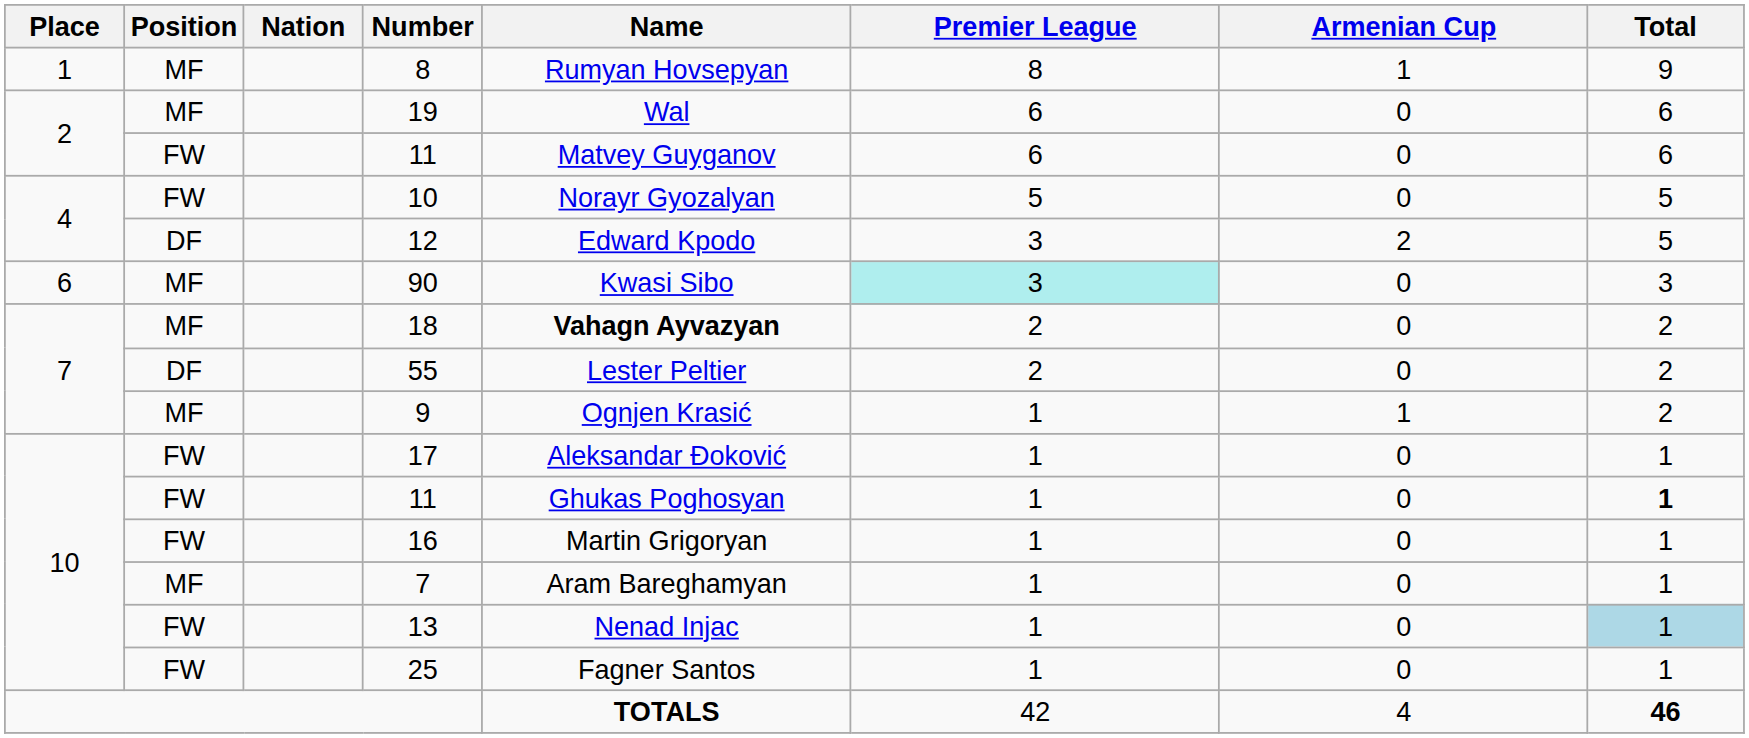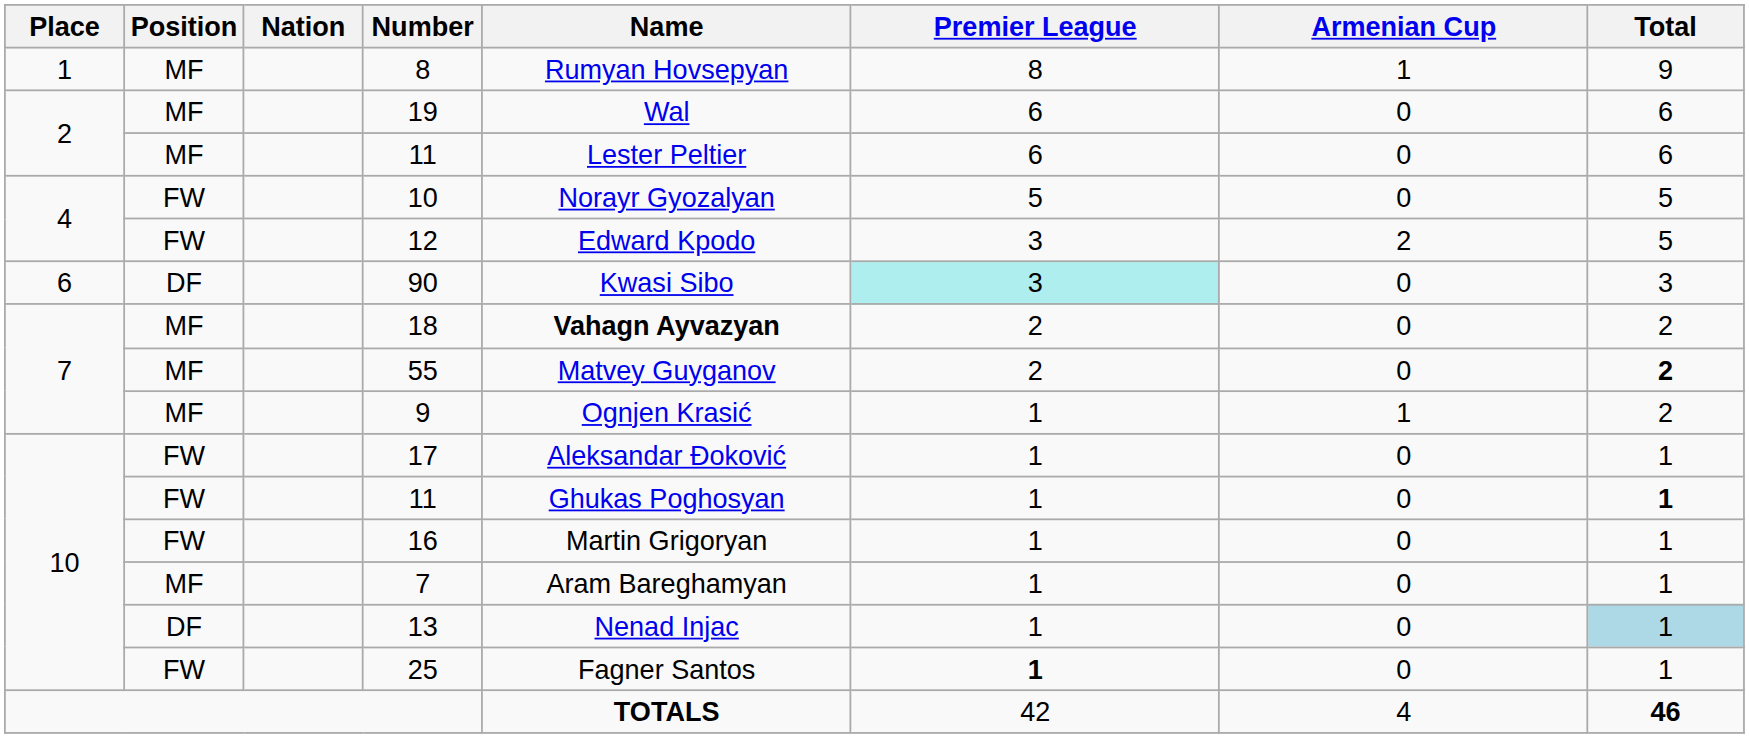(184, 155) FW -> (184, 155) MF
(667, 155) Matvey Guyganov -> (667, 155) Lester Peltier
(184, 241) DF -> (184, 241) FW
(184, 283) MF -> (184, 283) DF
(184, 369) DF -> (184, 369) MF
(667, 369) Lester Peltier -> (667, 369) Matvey Guyganov
(1666, 369) normal -> (1666, 369) bold
(184, 626) FW -> (184, 626) DF
(1035, 669) normal -> (1035, 669) bold
